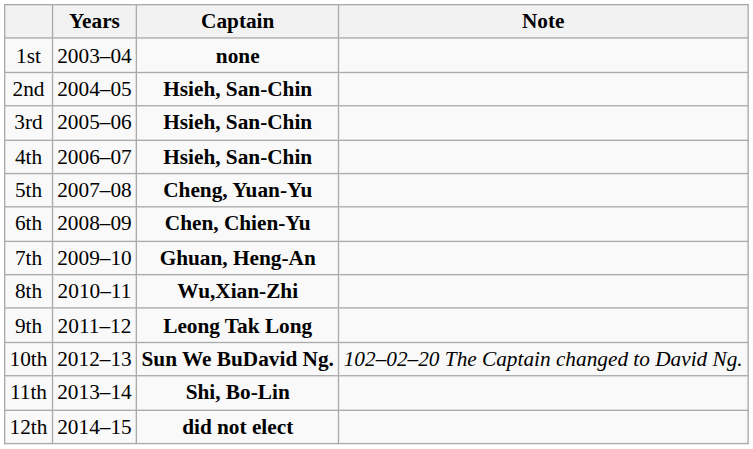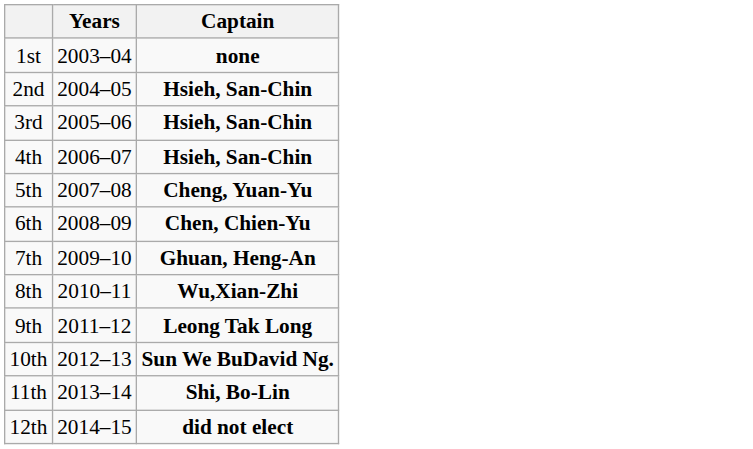- column: (543, 21)
